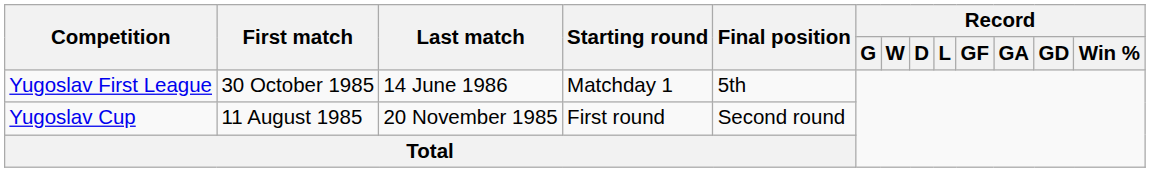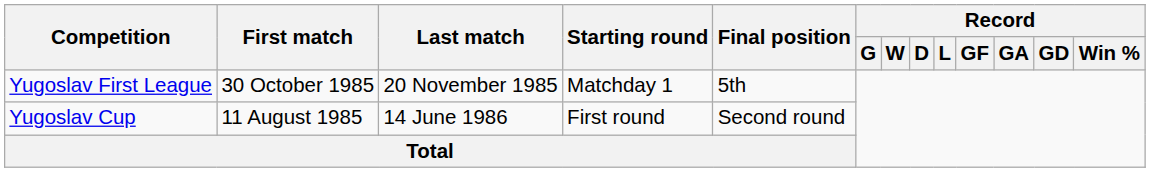(446, 85) 14 June 1986 -> (471, 85) 20 November 1985
(471, 118) 20 November 1985 -> (446, 118) 14 June 1986
